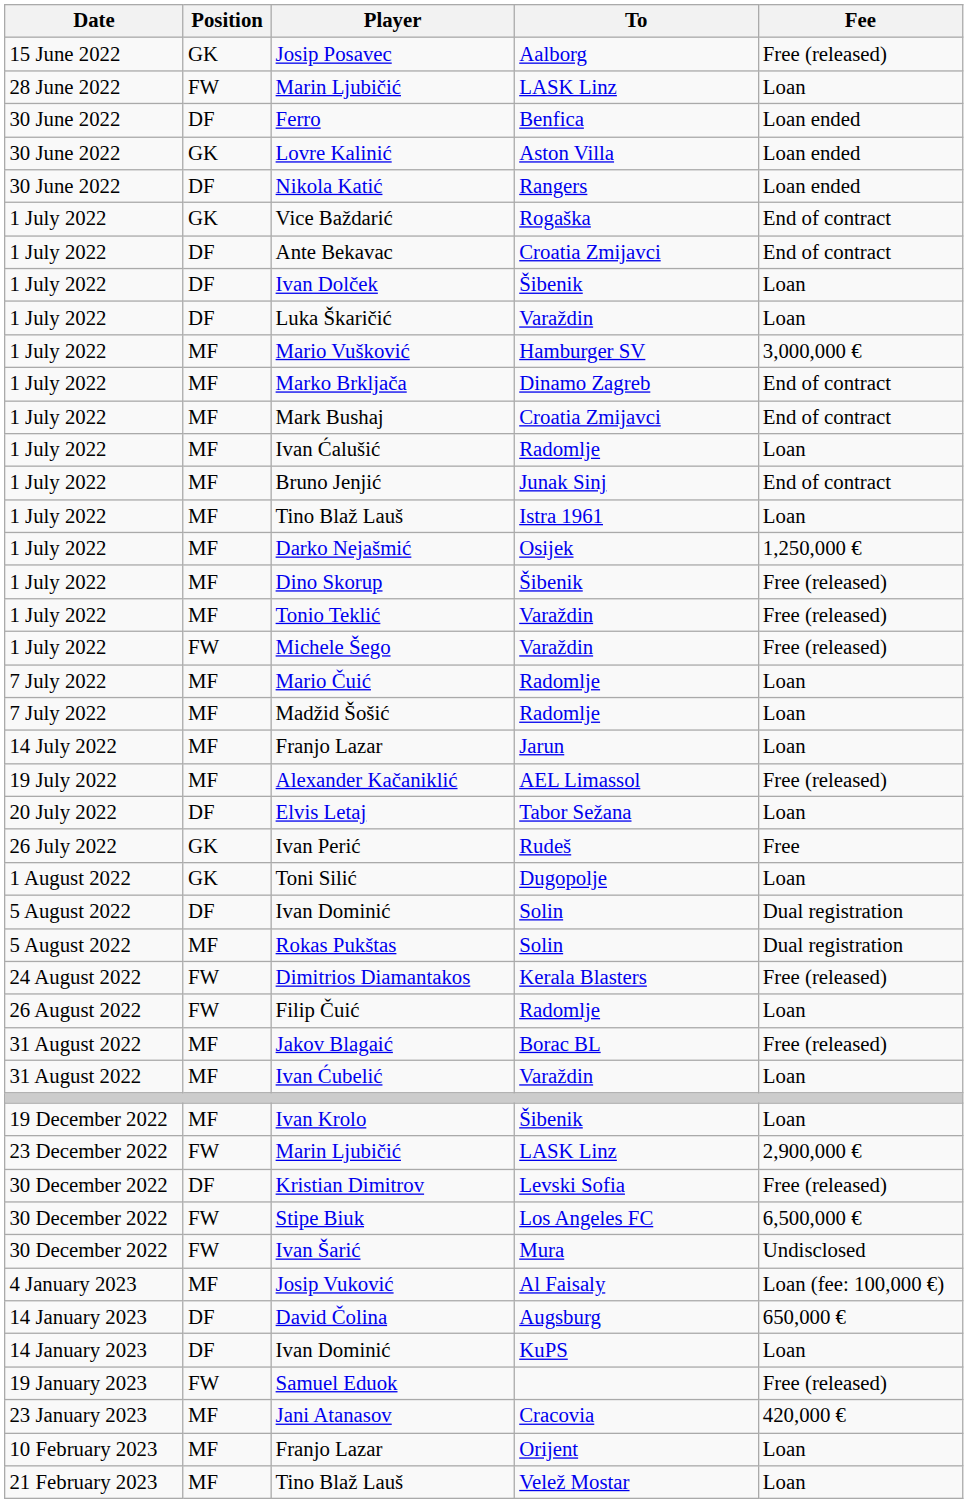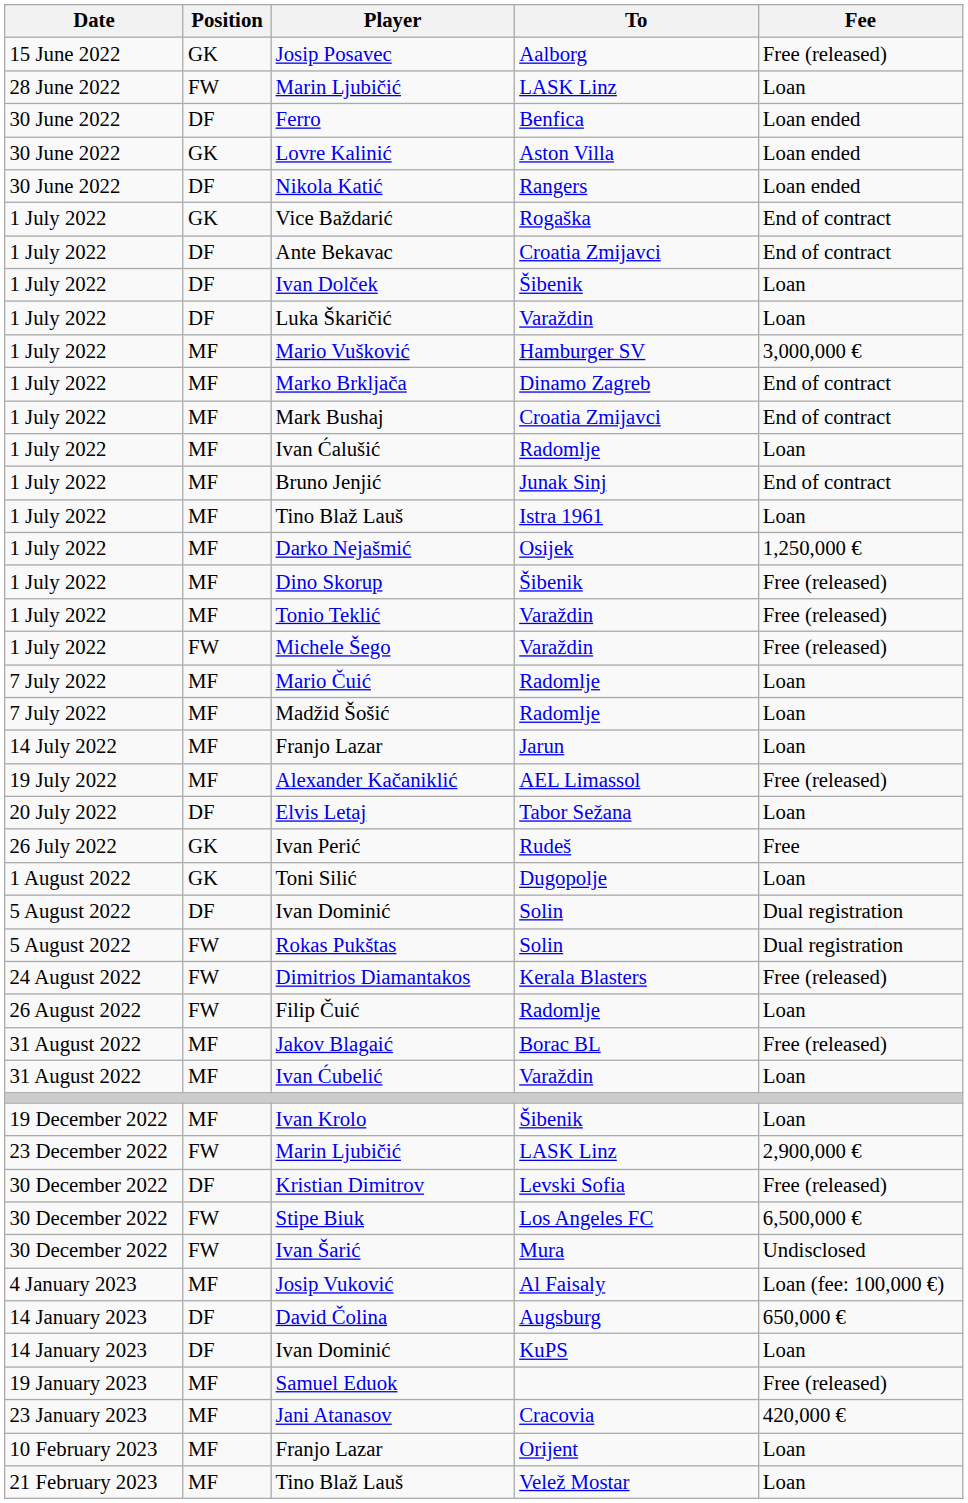(203, 944) MF -> (204, 944) FW
(204, 1383) FW -> (203, 1383) MF
